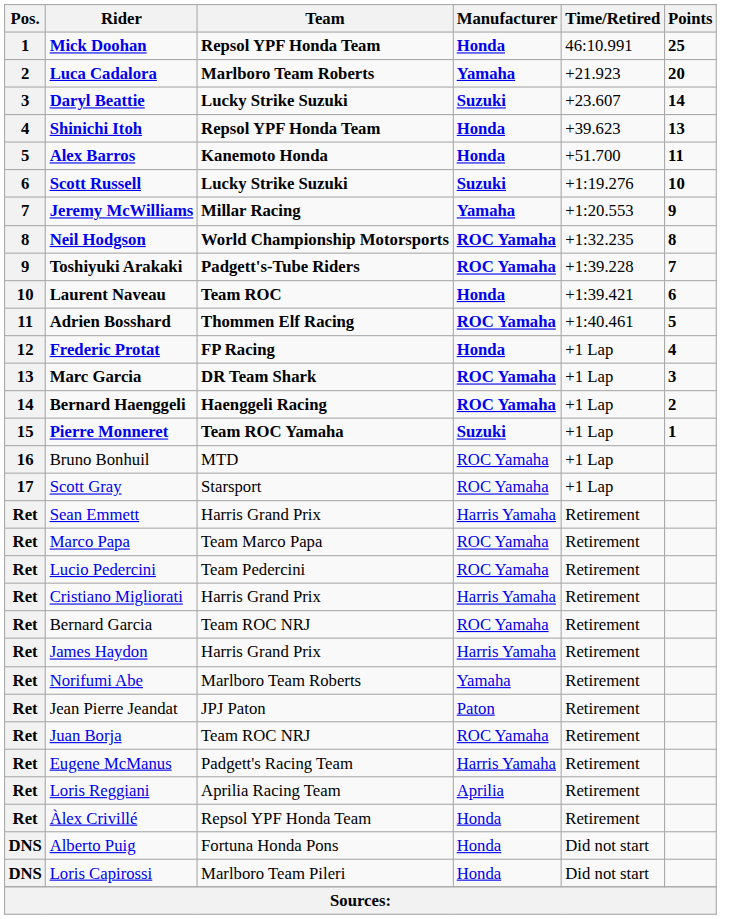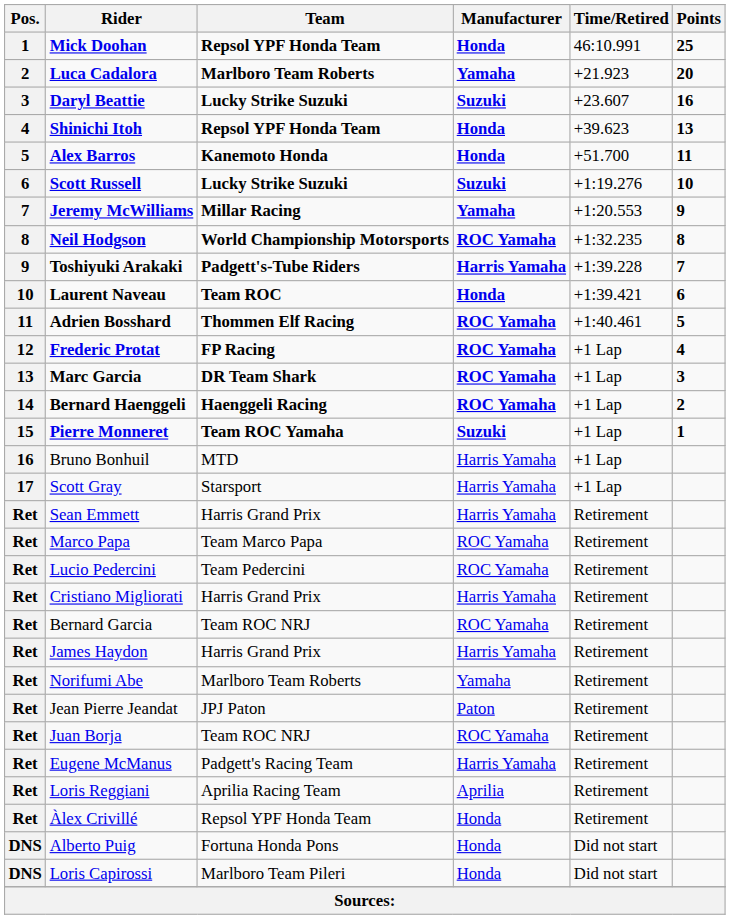(676, 101) 14 -> (685, 101) 16
(506, 266) ROC Yamaha -> (511, 266) Harris Yamaha
(481, 349) Honda -> (506, 349) ROC Yamaha
(503, 459) ROC Yamaha -> (506, 459) Harris Yamaha
(503, 487) ROC Yamaha -> (506, 487) Harris Yamaha
